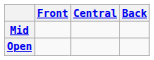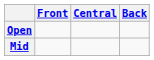rows swapped: (19, 30) <-> (19, 47)
